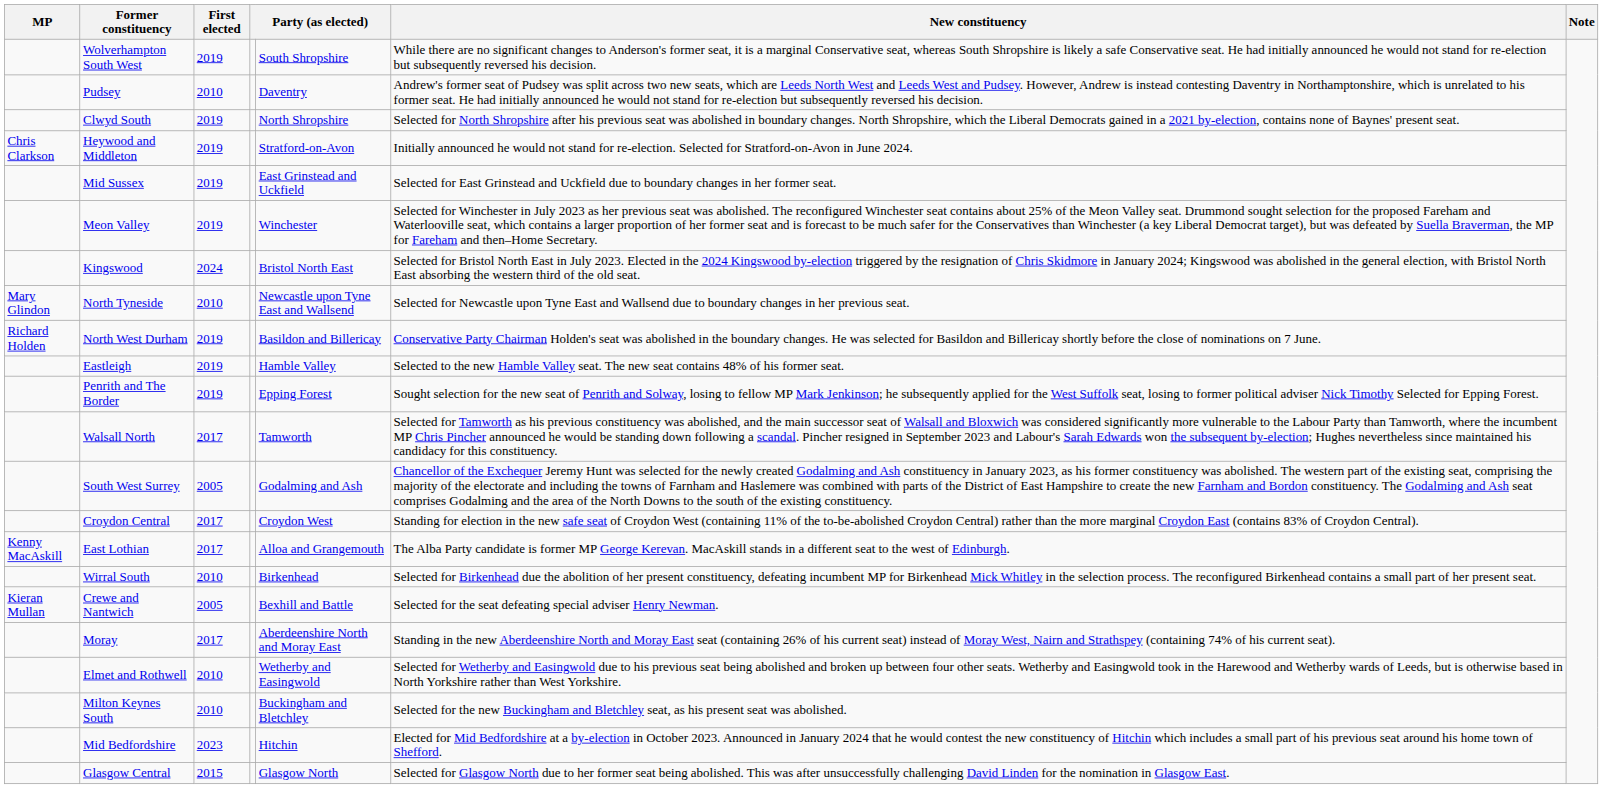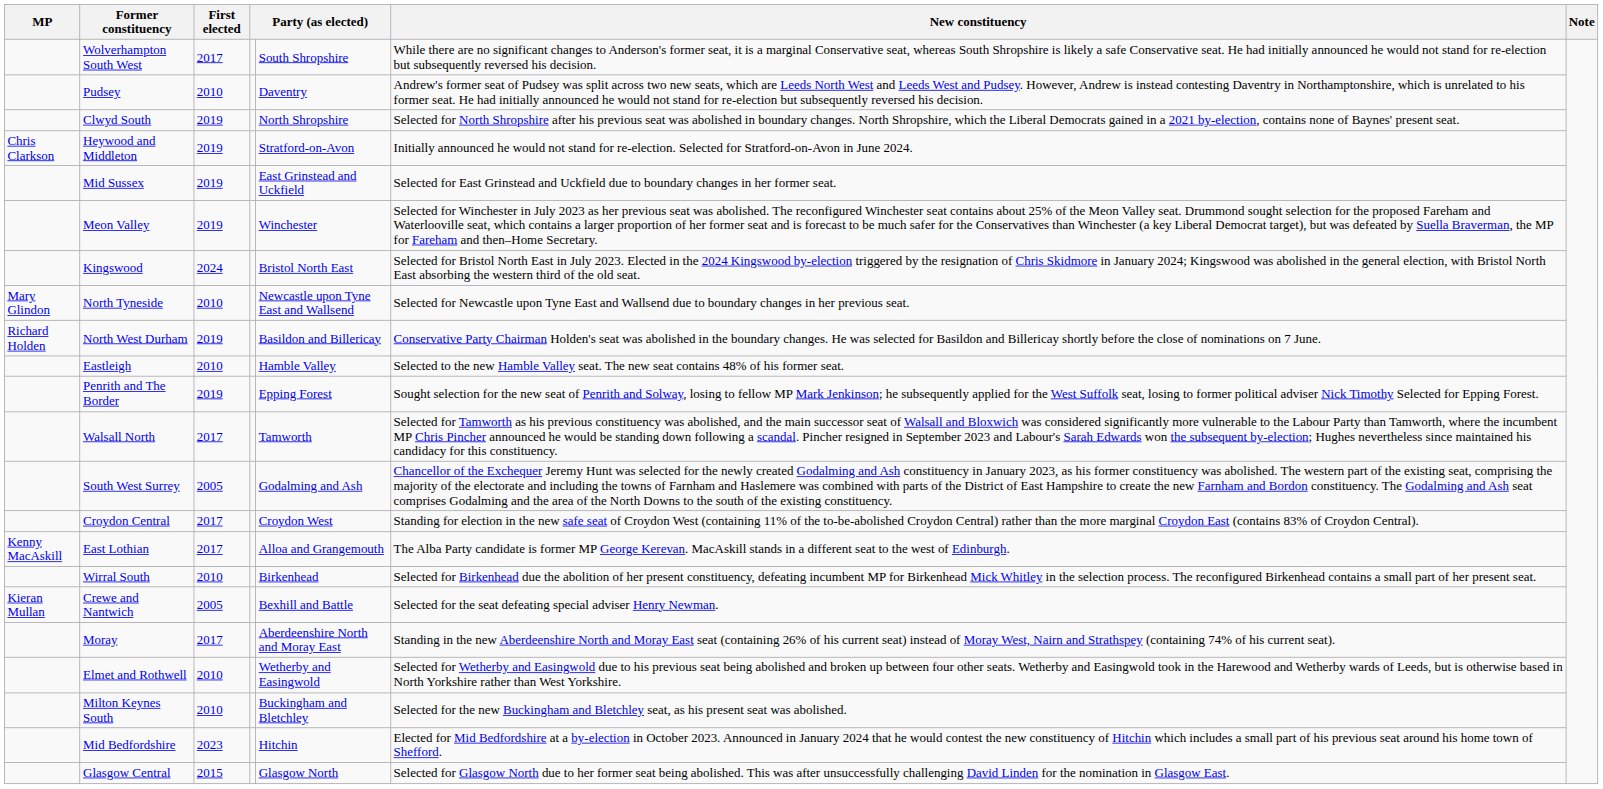(210, 57) 2019 -> (210, 57) 2017
(210, 366) 2019 -> (210, 366) 2010
